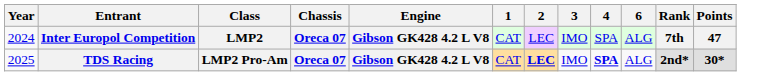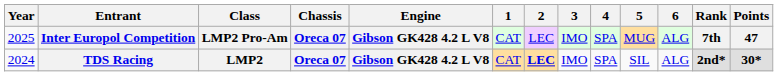+ column: (639, 15)
(21, 37) 2024 -> (21, 37) 2025
(245, 37) LMP2 -> (245, 37) LMP2 Pro-Am
(21, 59) 2025 -> (21, 59) 2024
(245, 59) LMP2 Pro-Am -> (245, 59) LMP2
(606, 59) bold -> (606, 59) normal
